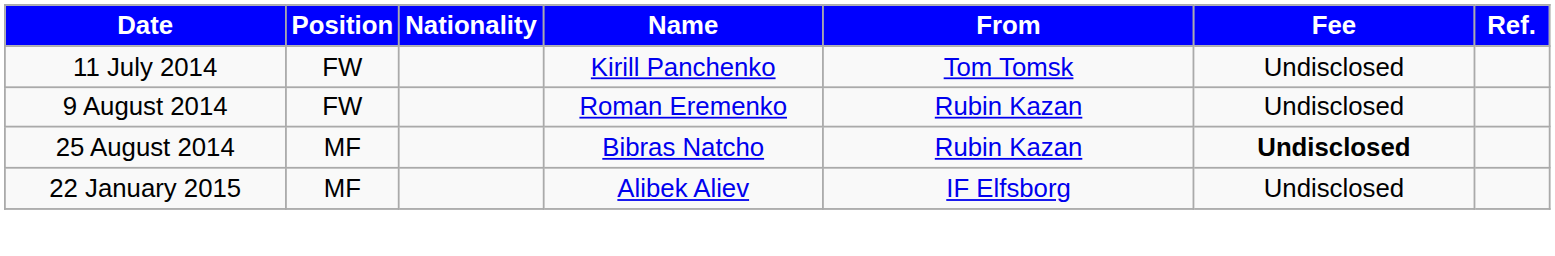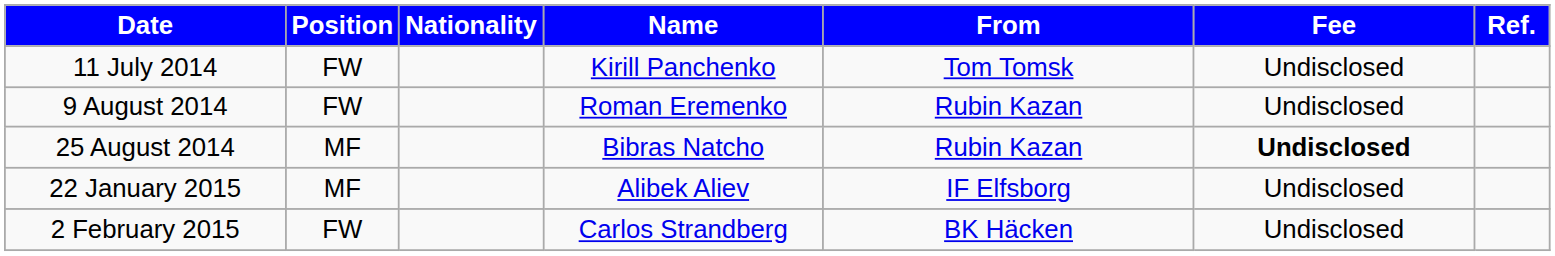+ row: (145, 229)
